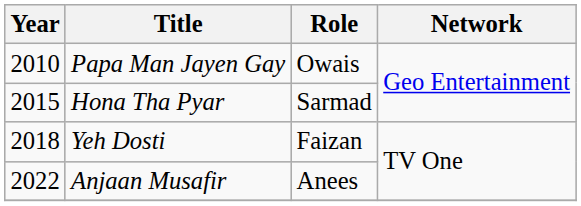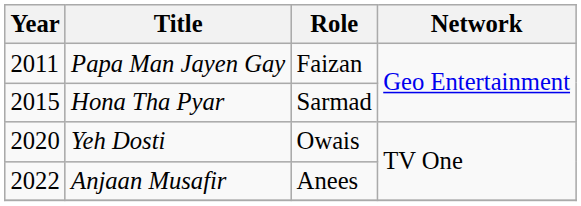(35, 63) 2010 -> (35, 63) 2011
(328, 63) Owais -> (329, 63) Faizan
(35, 141) 2018 -> (35, 141) 2020
(329, 141) Faizan -> (328, 141) Owais
